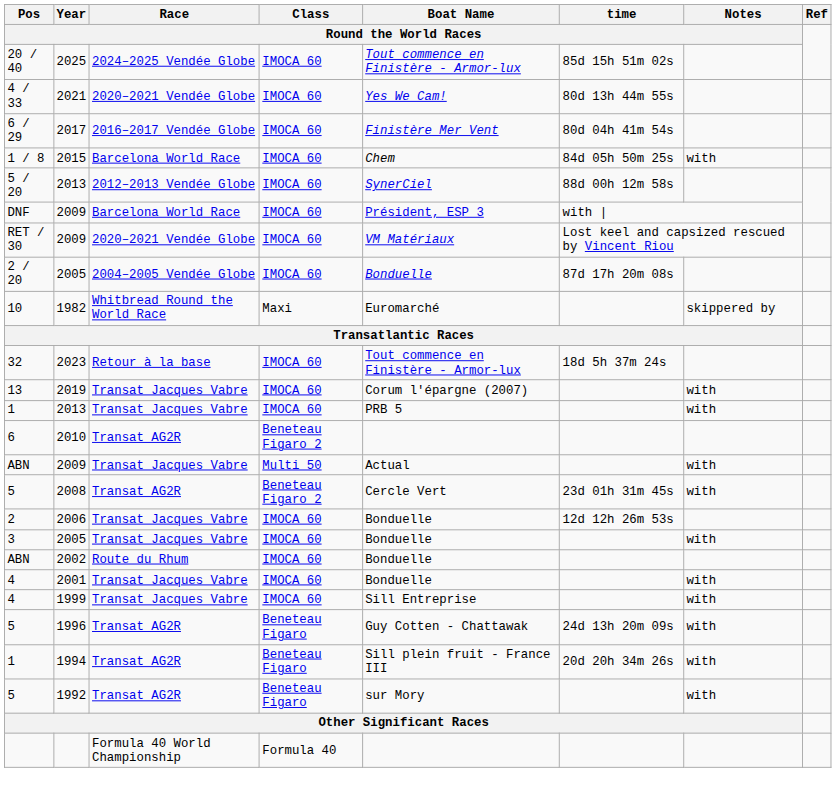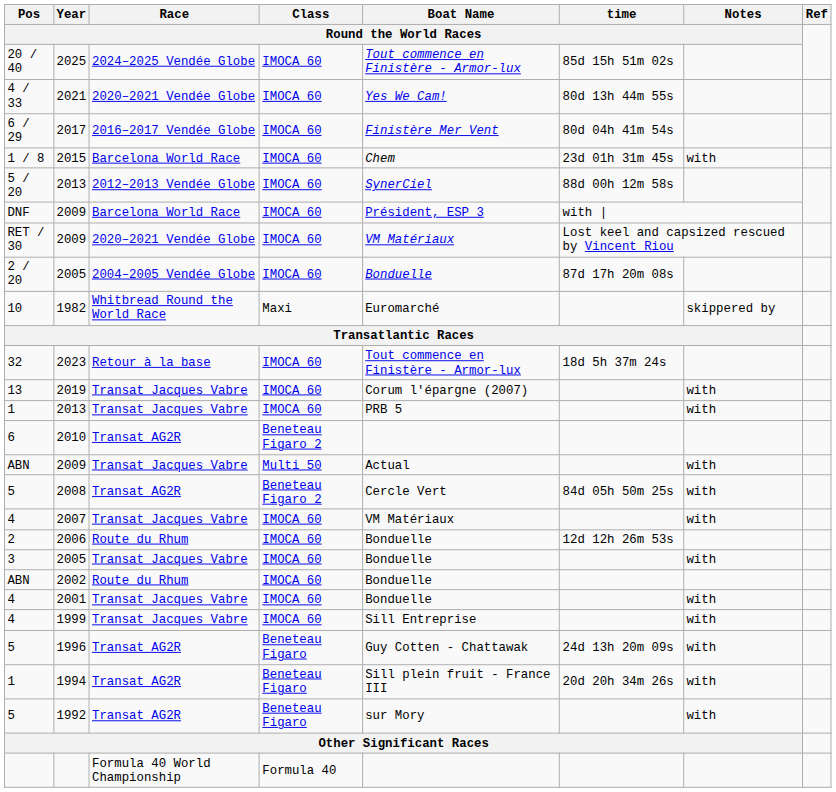(618, 158) 84d 05h 50m 25s -> (618, 158) 23d 01h 31m 45s
(618, 492) 23d 01h 31m 45s -> (618, 492) 84d 05h 50m 25s
+ row: (11, 519)
(170, 519) Transat Jacques Vabre -> (140, 539) Route du Rhum
